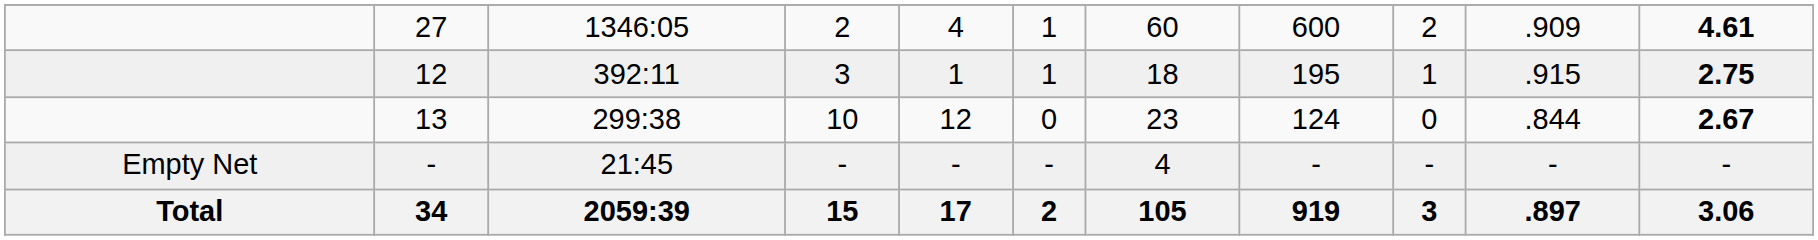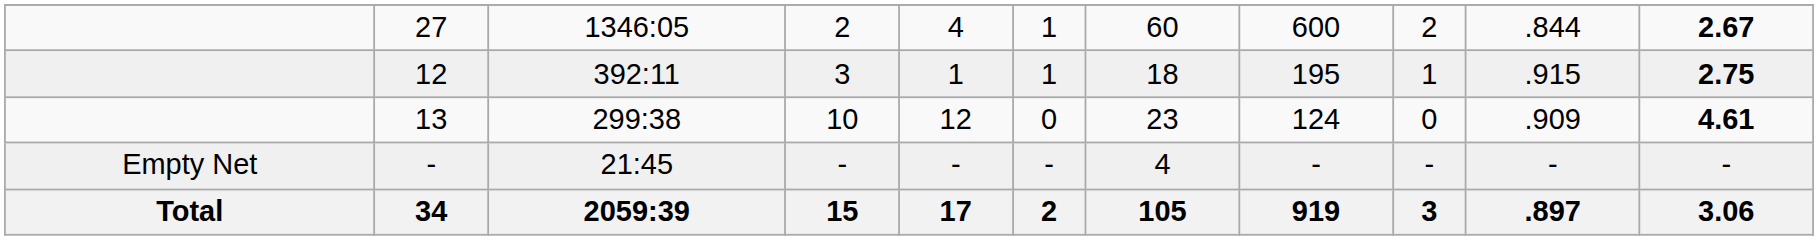(1553, 27) .909 -> (1553, 27) .844
(1726, 27) 4.61 -> (1726, 27) 2.67
(1553, 119) .844 -> (1553, 119) .909
(1726, 119) 2.67 -> (1726, 119) 4.61
